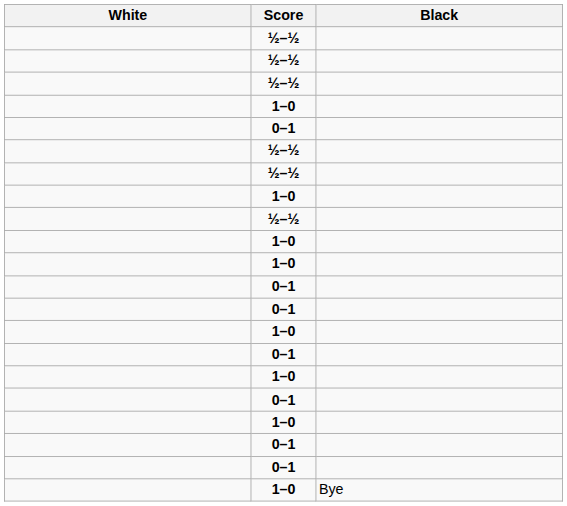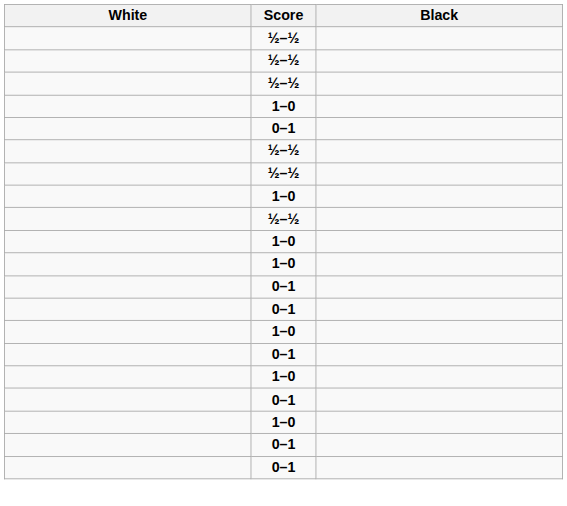- row: (284, 490)
